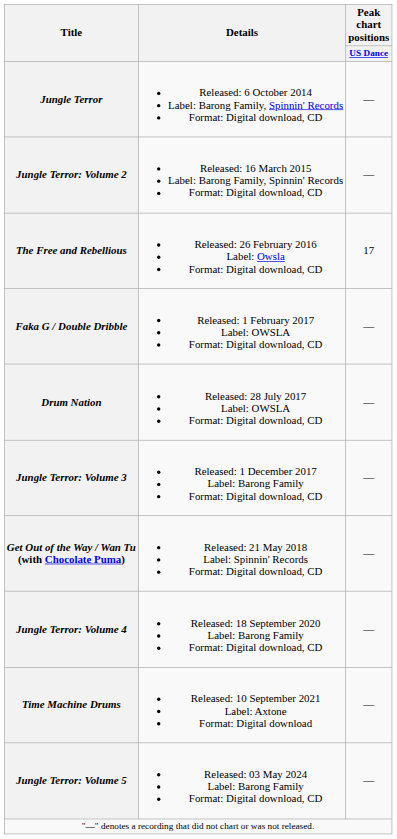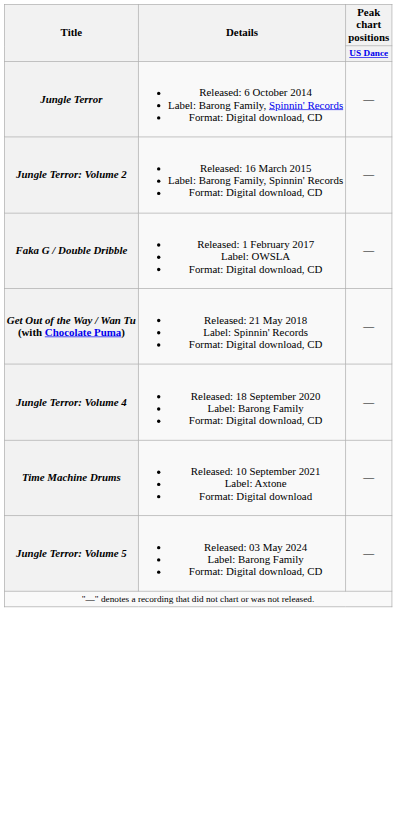- row: (71, 250)
- row: (71, 402)
- row: (71, 478)
